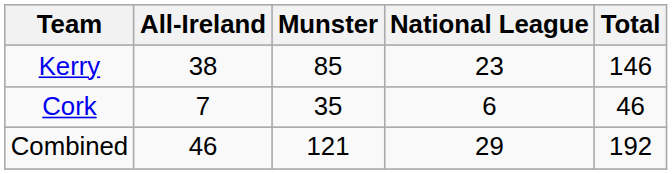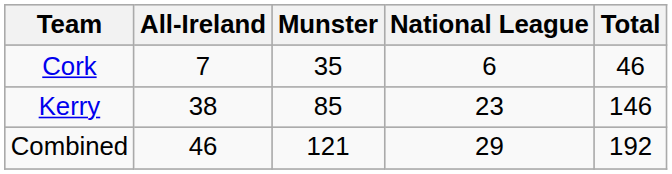rows swapped: (69, 65) <-> (69, 106)
